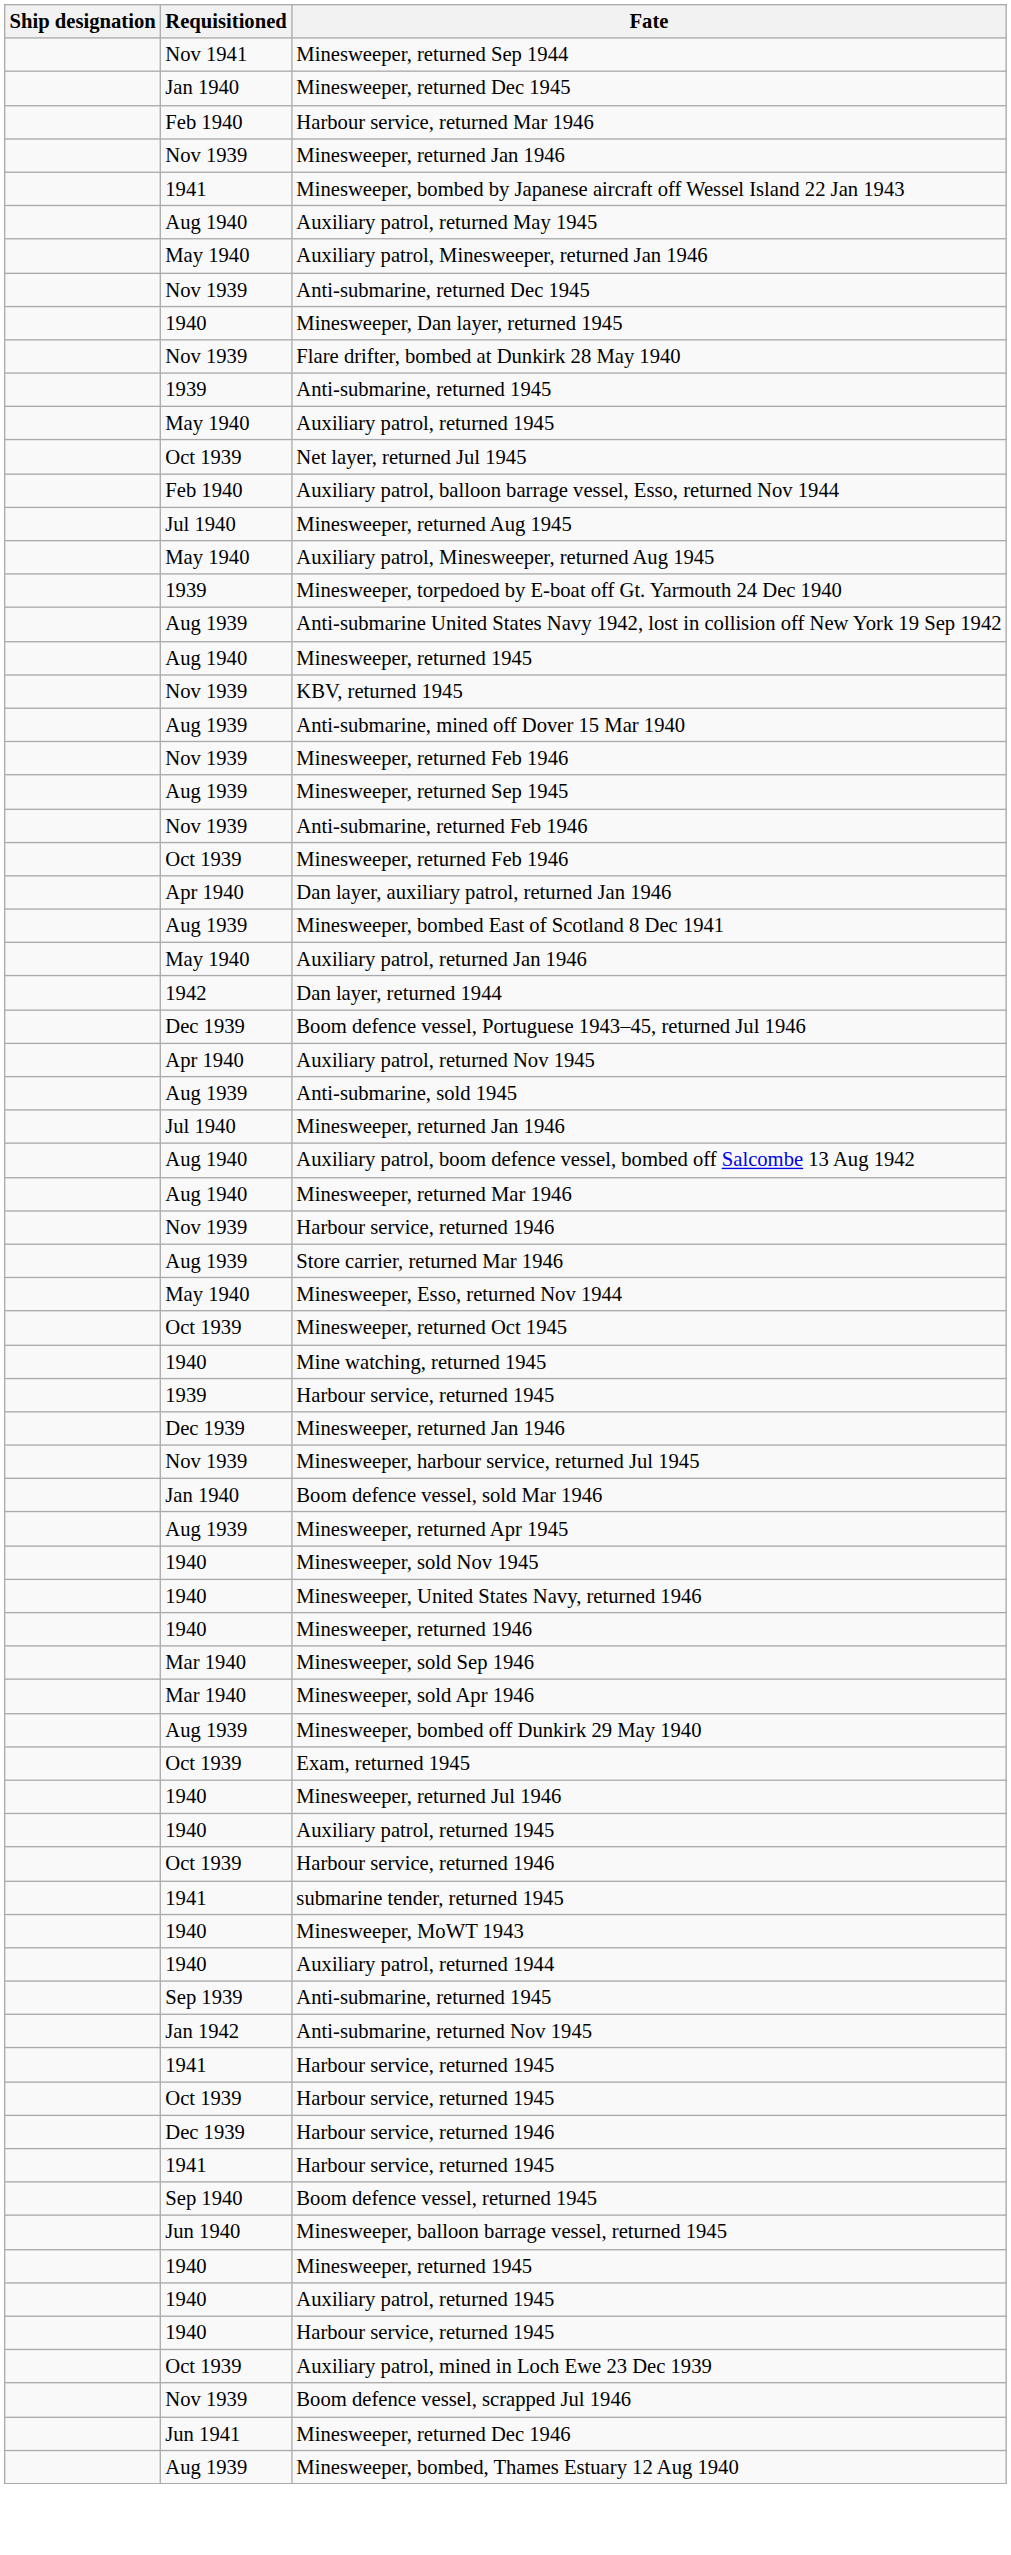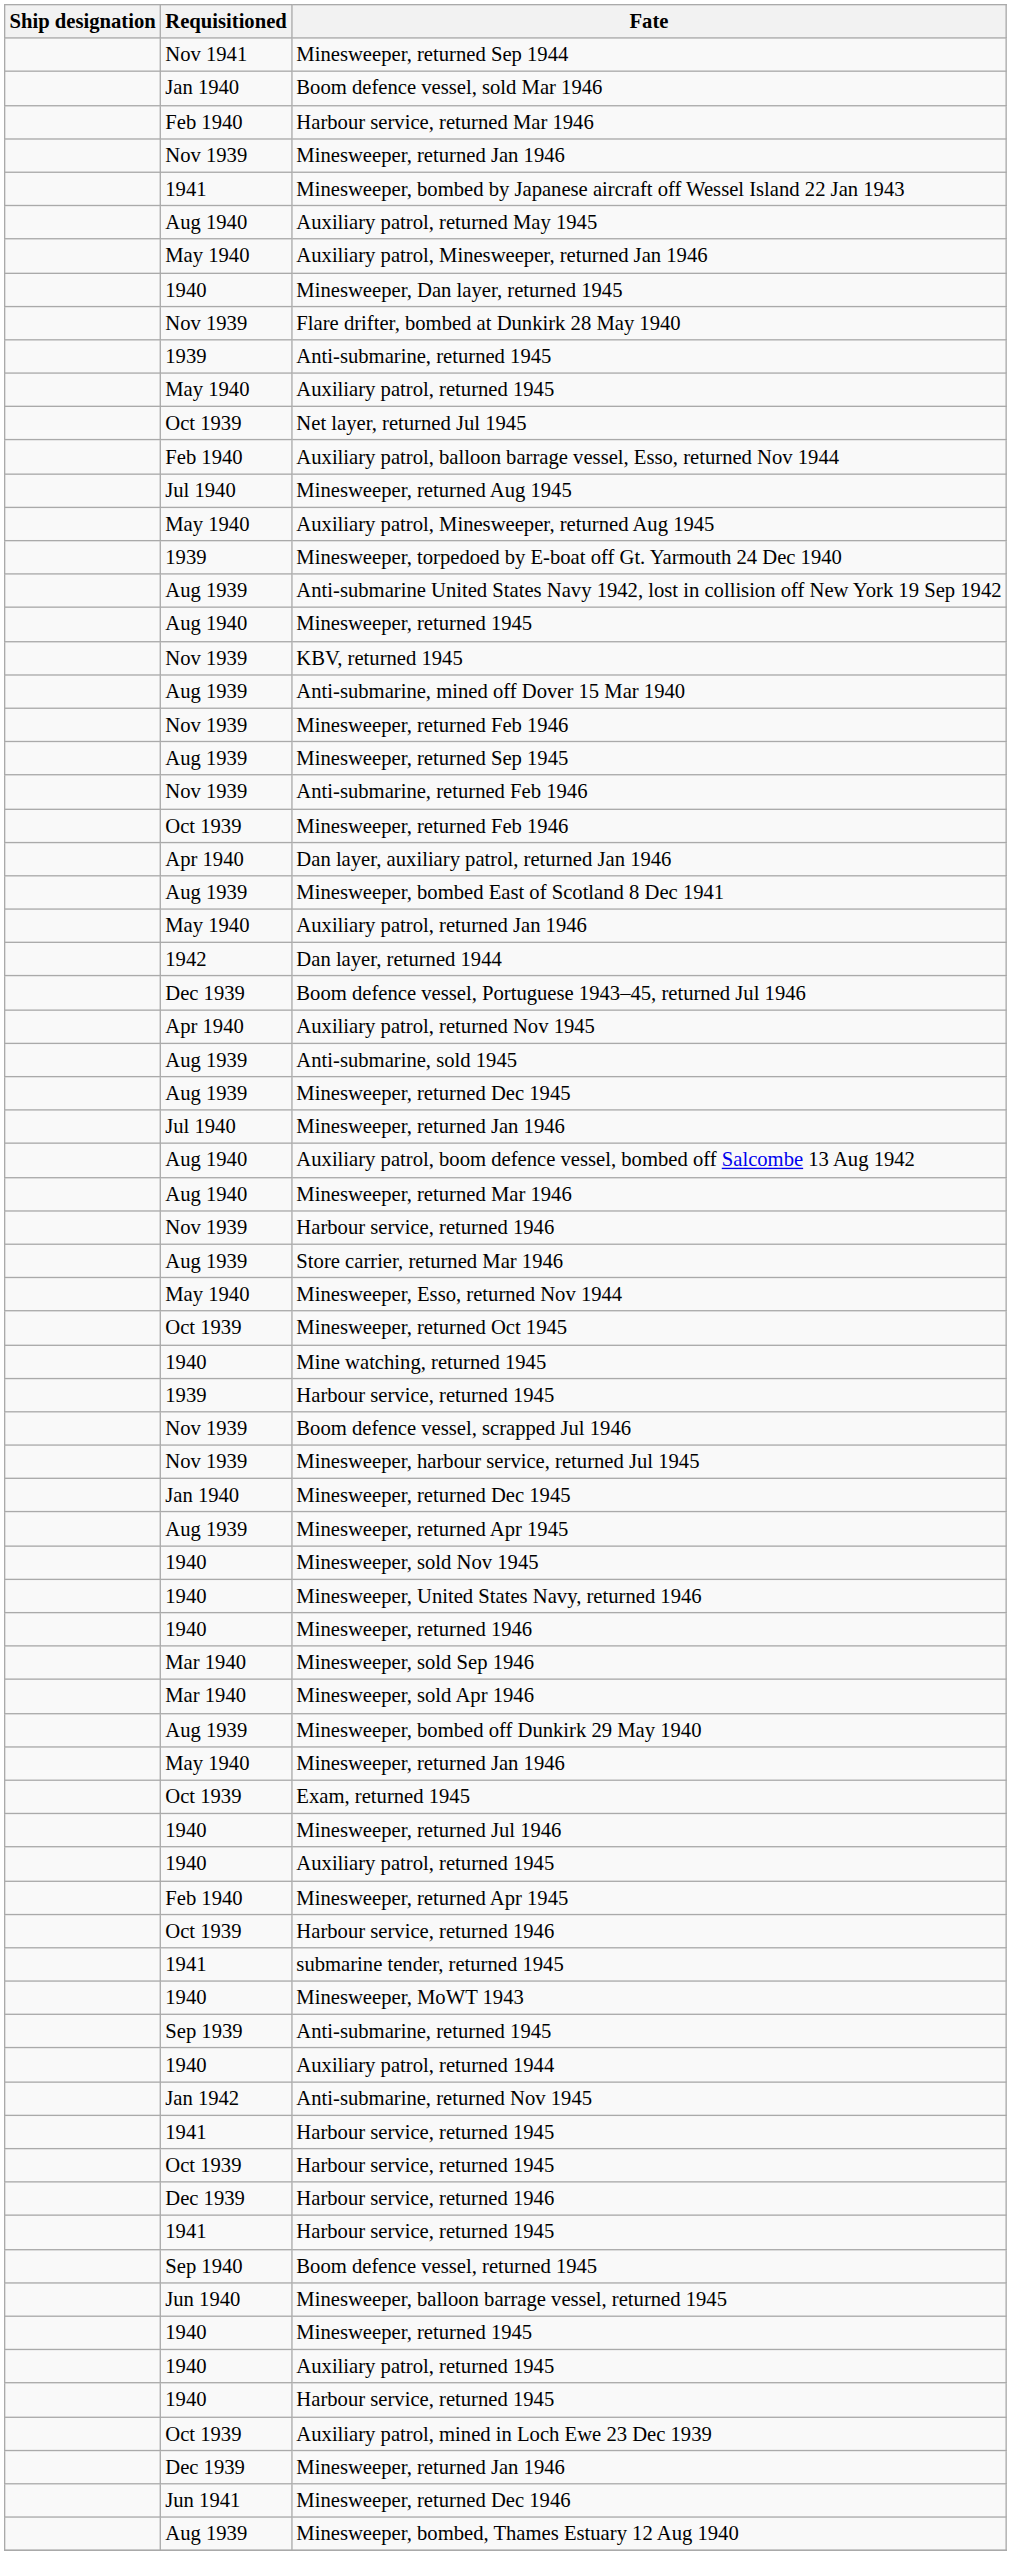rows swapped: (202, 1494) <-> (202, 87)
- row: (206, 288)
+ row: (206, 1092)
rows swapped: (206, 2399) <-> (205, 1427)
+ row: (207, 1762)
+ row: (204, 1896)
rows swapped: (186, 1963) <-> (204, 1997)
